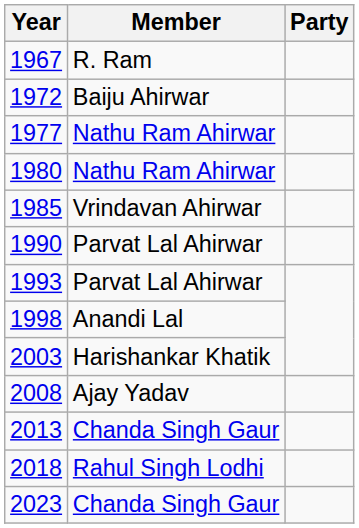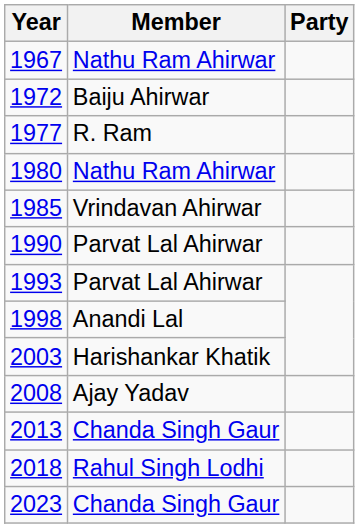(112, 60) R. Ram -> (174, 60) Nathu Ram Ahirwar
(174, 134) Nathu Ram Ahirwar -> (112, 134) R. Ram
